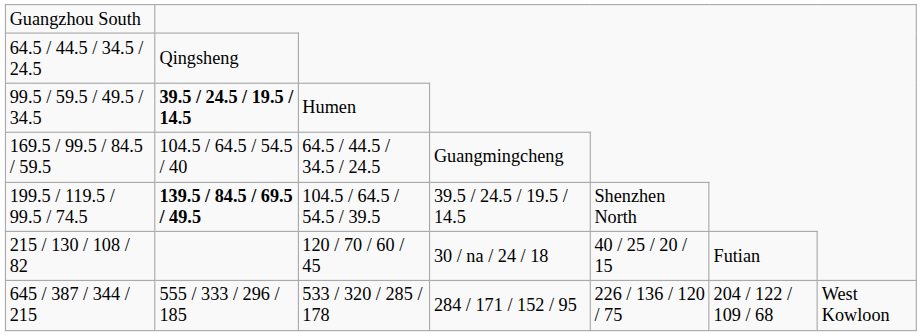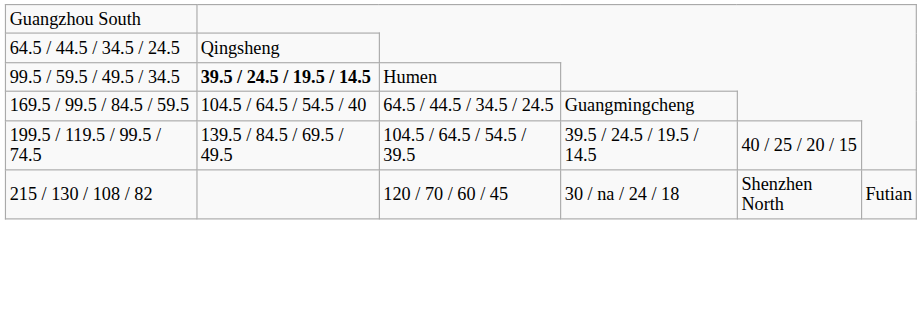(226, 206) bold -> (272, 144) normal
(630, 206) Shenzhen North -> (799, 144) 40 / 25 / 20 / 15
(641, 255) 40 / 25 / 20 / 15 -> (777, 194) Shenzhen North
- row: (70, 305)
